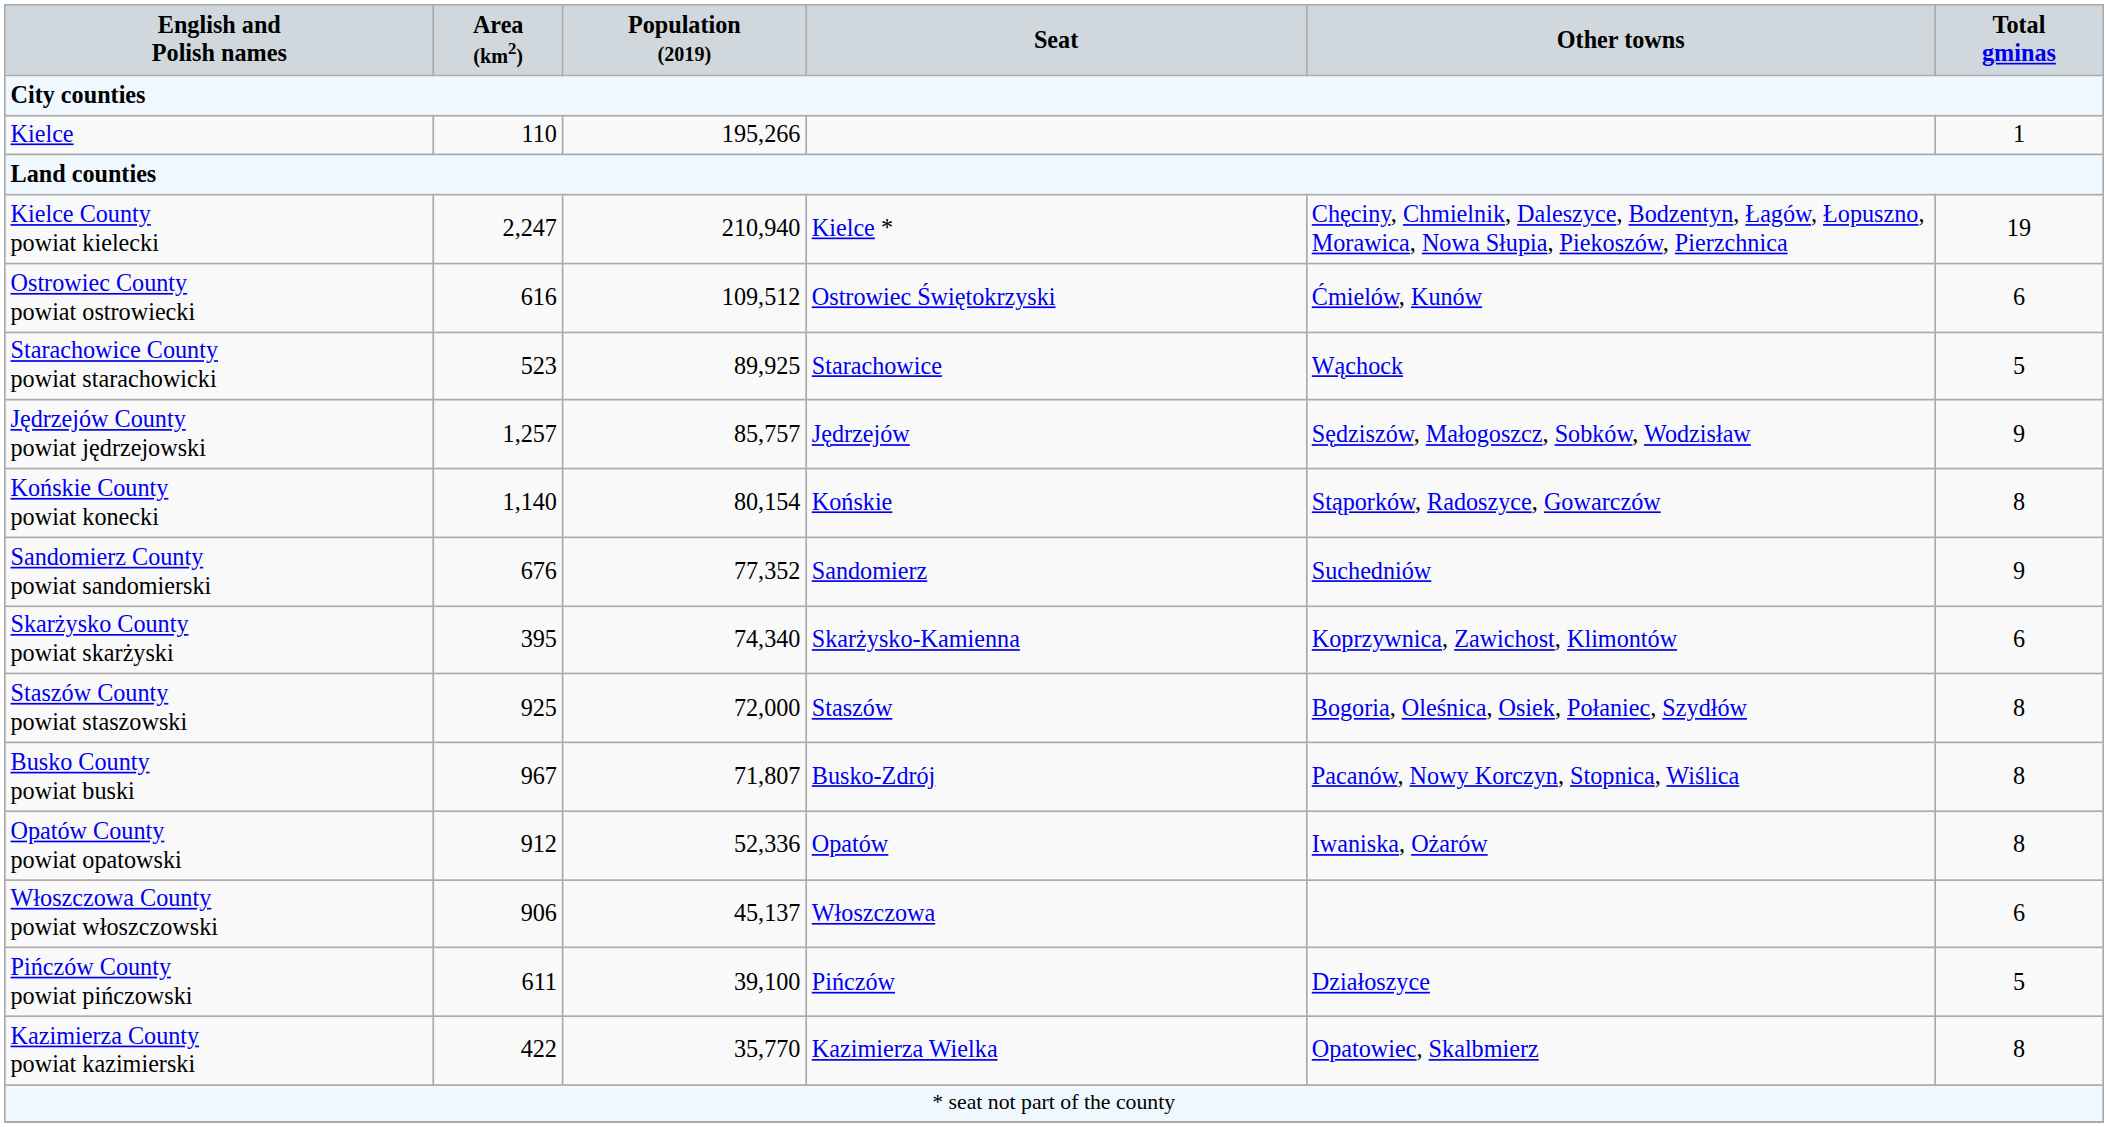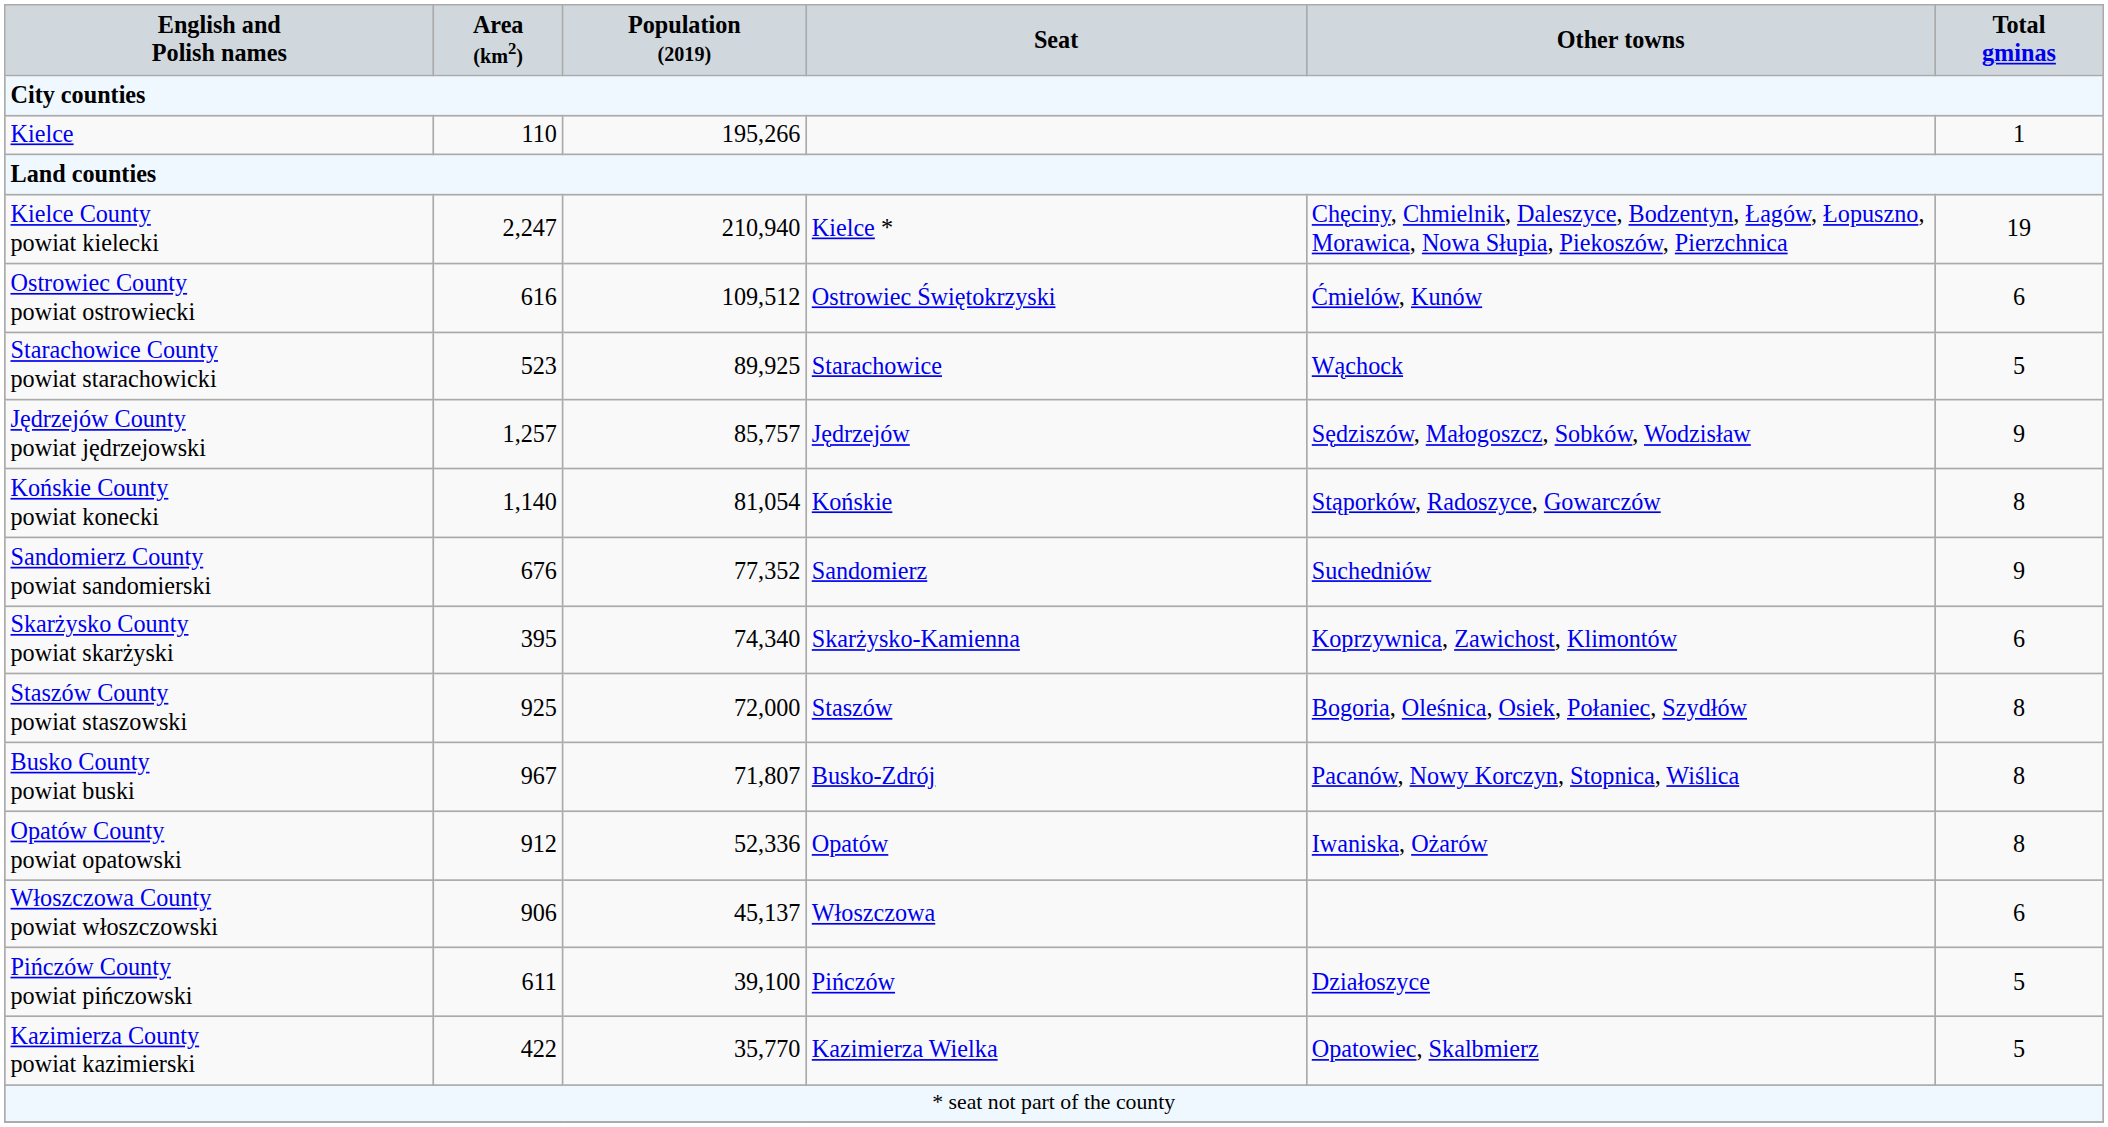(767, 502) 80,154 -> (767, 502) 81,054
(2019, 1050) 8 -> (2019, 1050) 5
